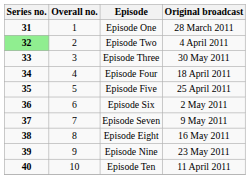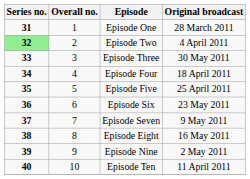(204, 105) 2 May 2011 -> (204, 105) 23 May 2011
(204, 151) 23 May 2011 -> (204, 151) 2 May 2011
